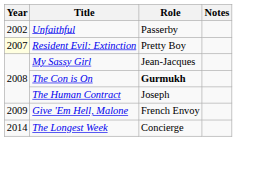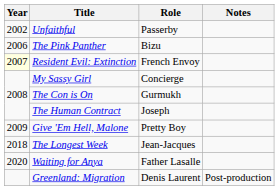+ row: (69, 45)
(163, 45) Pretty Boy -> (170, 62) French Envoy
(168, 62) Jean-Jacques -> (162, 78) Concierge
(163, 78) bold -> (161, 95) normal
(170, 111) French Envoy -> (163, 128) Pretty Boy
(17, 128) 2014 -> (17, 144) 2018
(162, 128) Concierge -> (168, 144) Jean-Jacques
+ row: (68, 161)
+ row: (78, 177)
